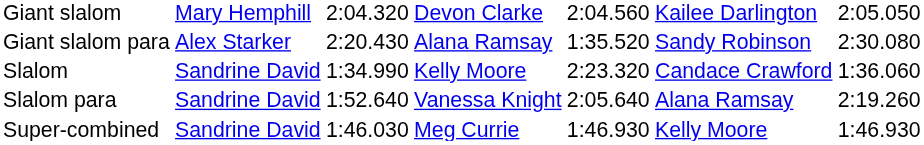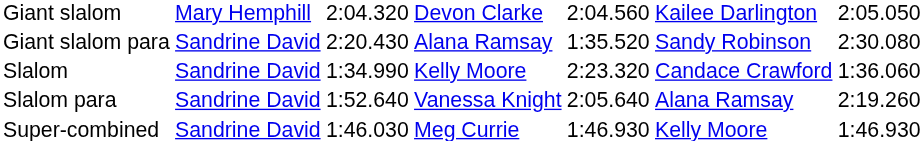(233, 42) Alex Starker -> (248, 42) Sandrine David
